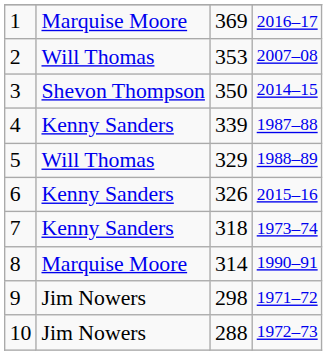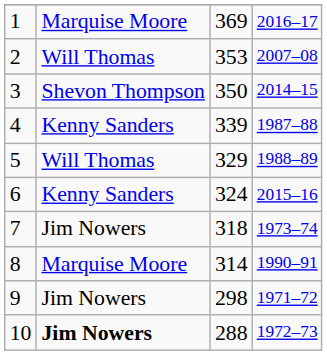(231, 194) 326 -> (231, 194) 324
(108, 228) Kenny Sanders -> (94, 228) Jim Nowers
(94, 332) normal -> (97, 332) bold
